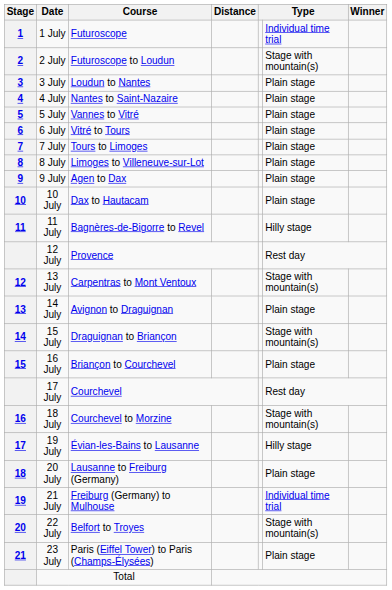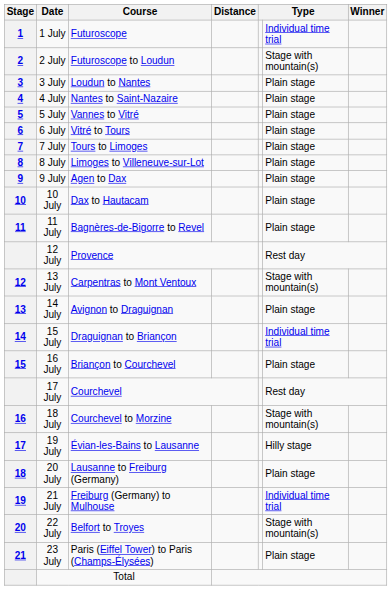(288, 228) Hilly stage -> (290, 228) Plain stage
(292, 337) Stage with mountain(s) -> (297, 337) Individual time trial
